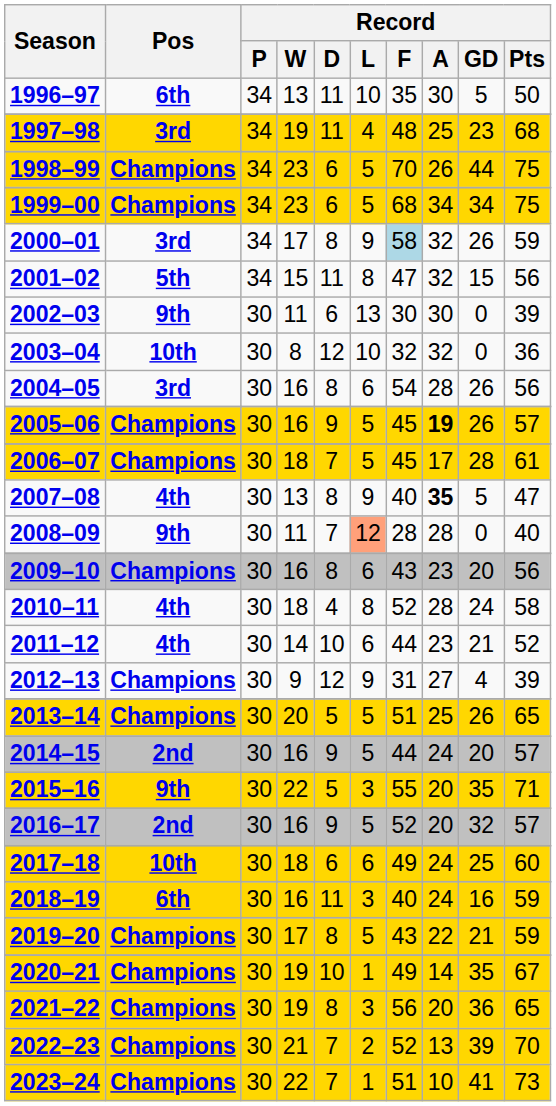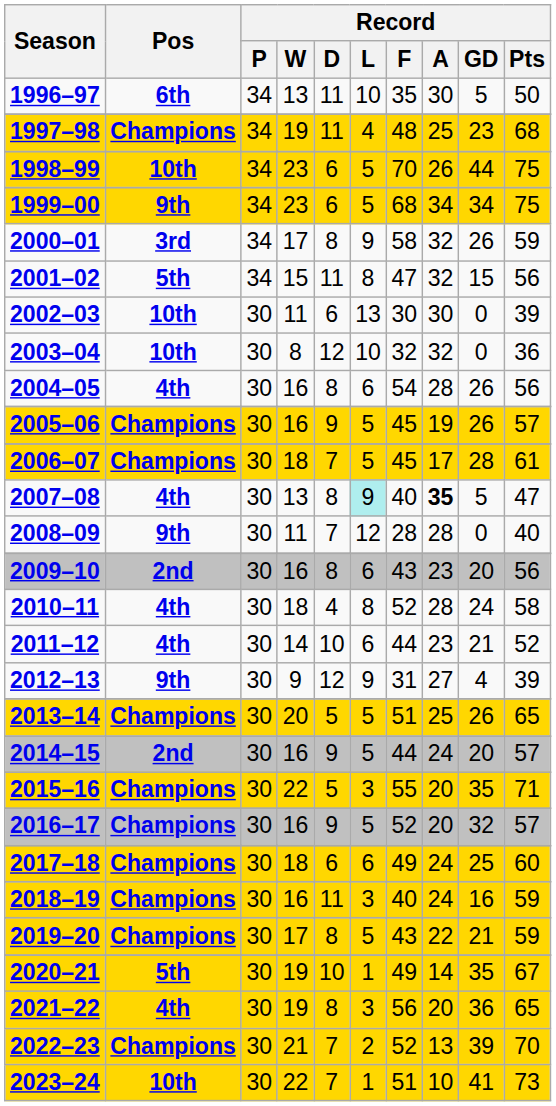(173, 132) 3rd -> (173, 132) Champions
(173, 168) Champions -> (173, 168) 10th
(173, 205) Champions -> (173, 205) 9th
(404, 242) lightblue background -> (404, 242) no background
(173, 315) 9th -> (173, 315) 10th
(173, 388) 3rd -> (173, 388) 4th
(440, 424) bold -> (440, 424) normal
(368, 497) no background -> (368, 497) paleturquoise background
(368, 534) lightsalmon background -> (368, 534) no background
(173, 570) Champions -> (173, 570) 2nd
(173, 680) Champions -> (173, 680) 9th
(173, 790) 9th -> (173, 790) Champions
(173, 826) 2nd -> (173, 826) Champions
(173, 863) 10th -> (173, 863) Champions
(173, 899) 6th -> (173, 899) Champions
(173, 972) Champions -> (173, 972) 5th
(173, 1009) Champions -> (173, 1009) 4th
(173, 1082) Champions -> (173, 1082) 10th
